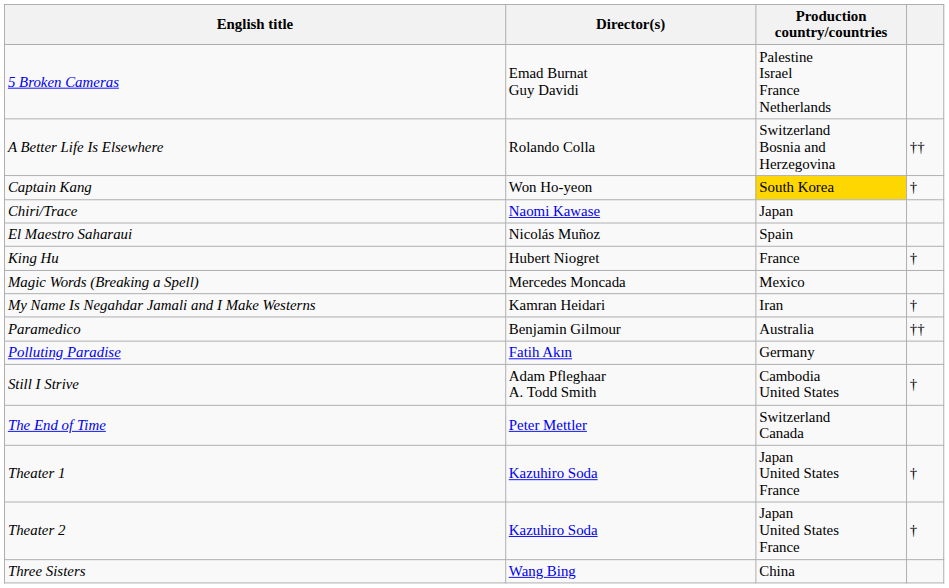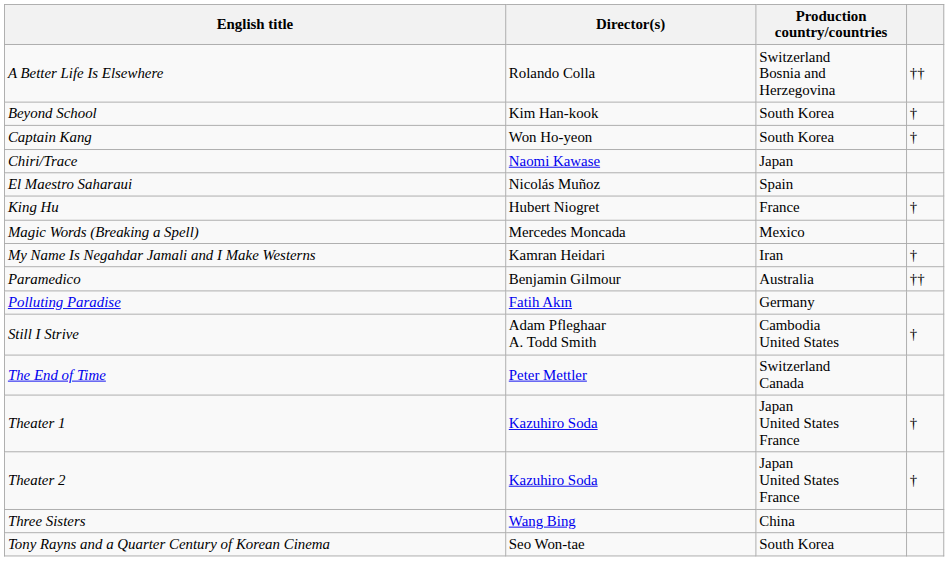- row: (63, 81)
+ row: (52, 113)
(797, 187) gold background -> (797, 137) no background
+ row: (169, 544)
